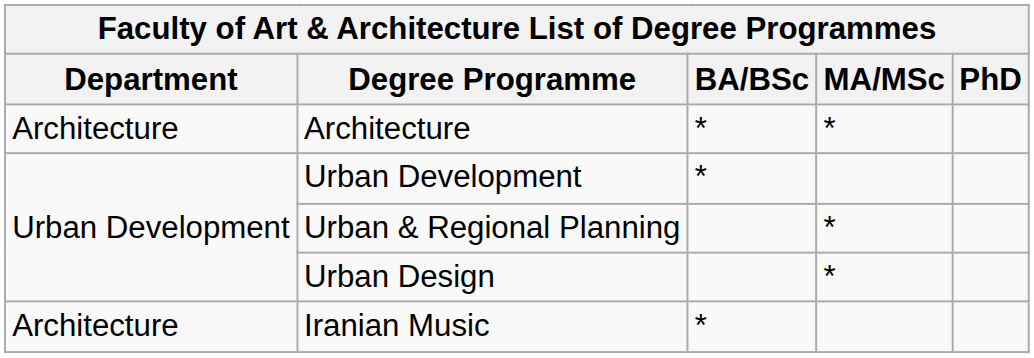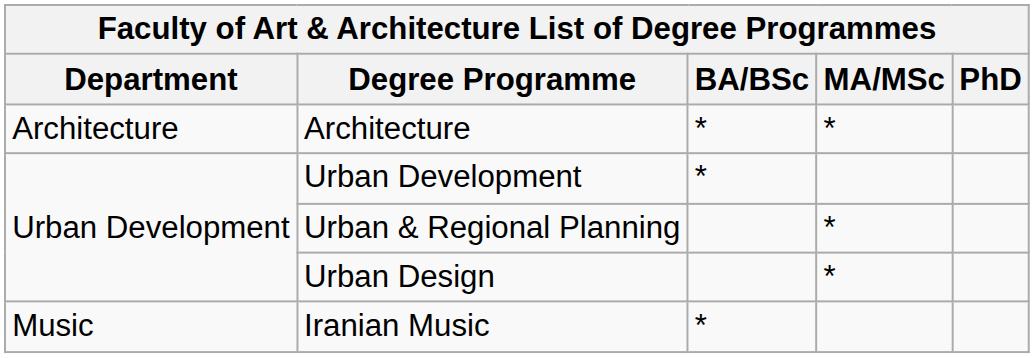(95, 326) Architecture -> (53, 326) Music
